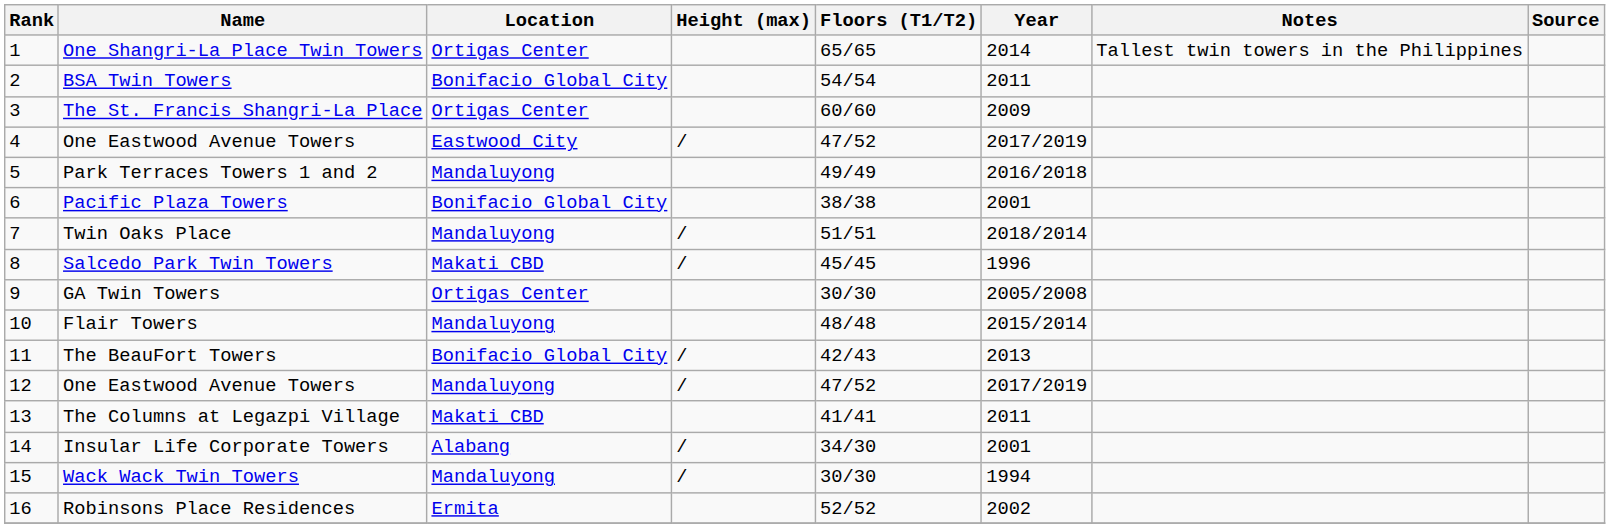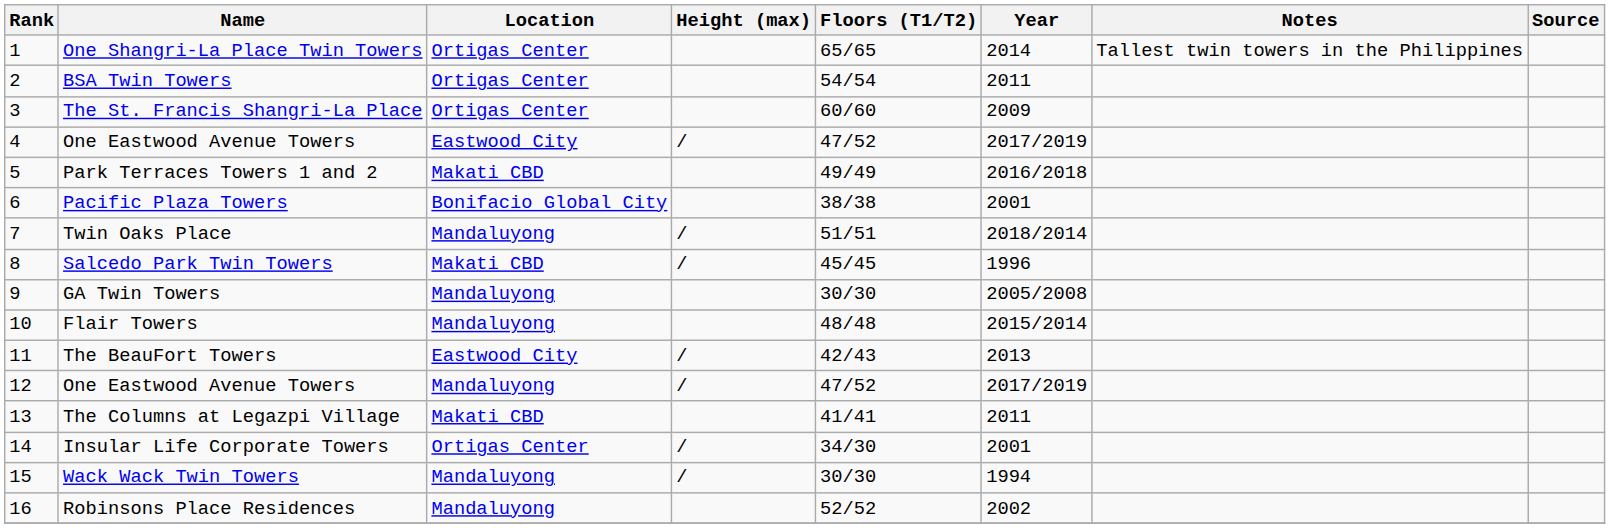(549, 81) Bonifacio Global City -> (510, 81) Ortigas Center
(493, 173) Mandaluyong -> (488, 173) Makati CBD
(510, 295) Ortigas Center -> (493, 295) Mandaluyong
(549, 356) Bonifacio Global City -> (504, 356) Eastwood City
(471, 447) Alabang -> (510, 447) Ortigas Center
(465, 508) Ermita -> (493, 508) Mandaluyong
